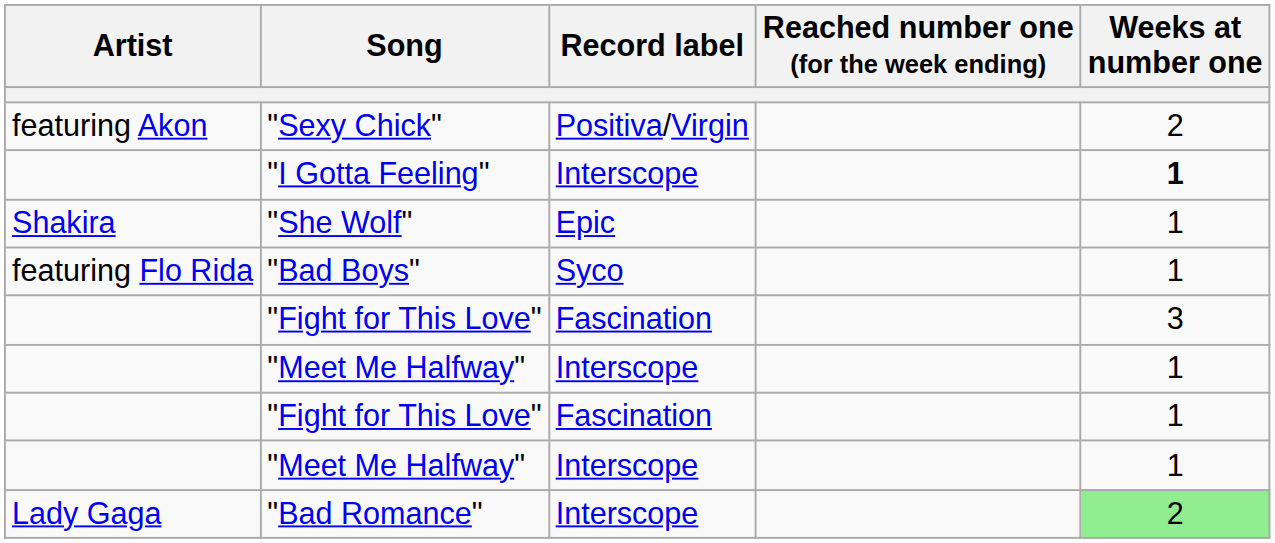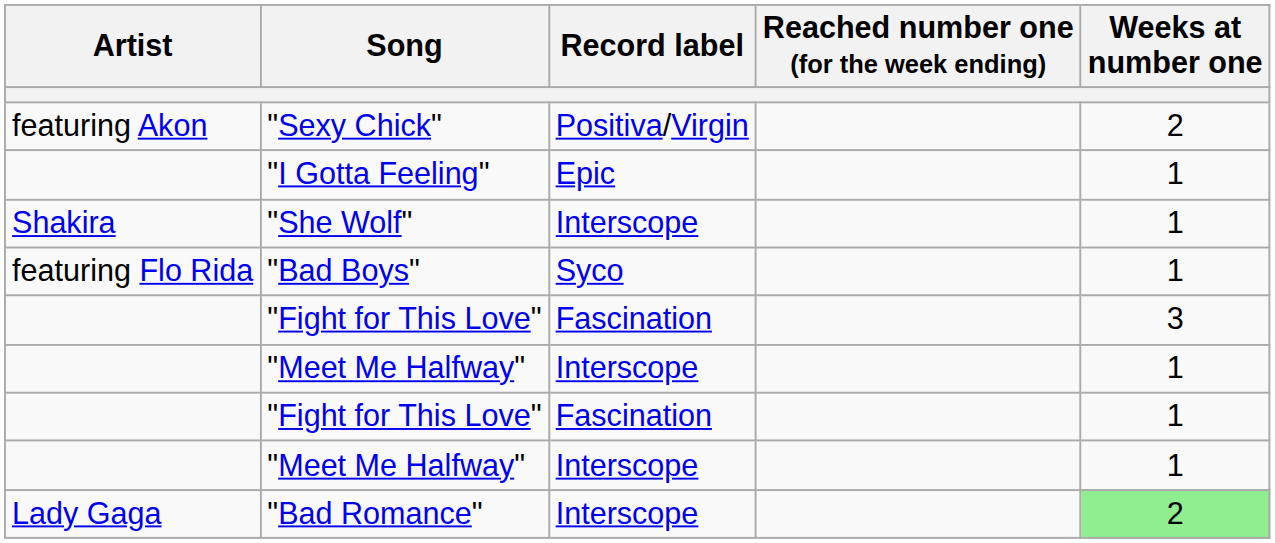(627, 174) Interscope -> (585, 174) Epic
(1175, 174) bold -> (1175, 174) normal
(585, 222) Epic -> (627, 222) Interscope
